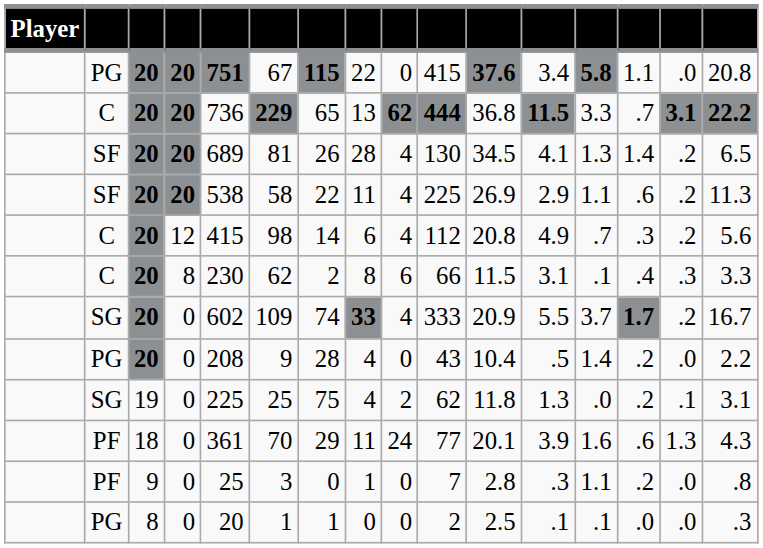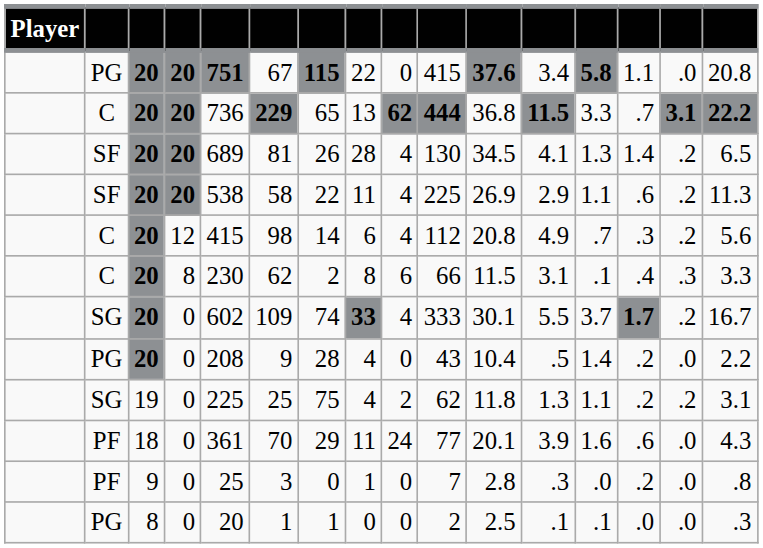(494, 317) 20.9 -> (494, 317) 30.1
(602, 399) .0 -> (596, 399) 1.1
(687, 399) .1 -> (687, 399) .2
(681, 440) 1.3 -> (687, 440) .0
(596, 481) 1.1 -> (602, 481) .0
